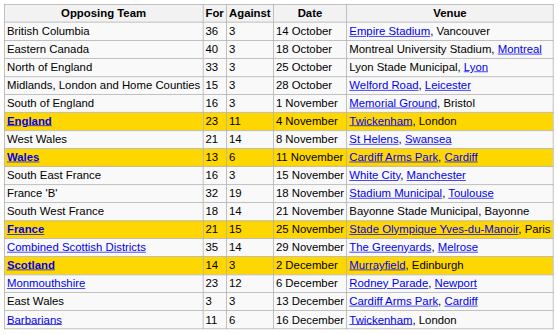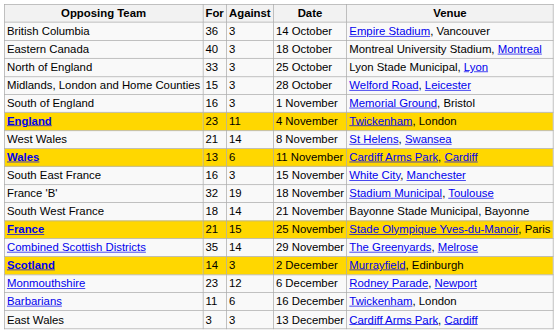rows swapped: (35, 301) <-> (34, 319)
